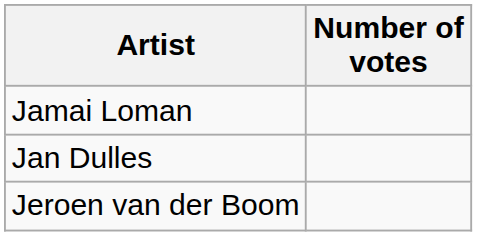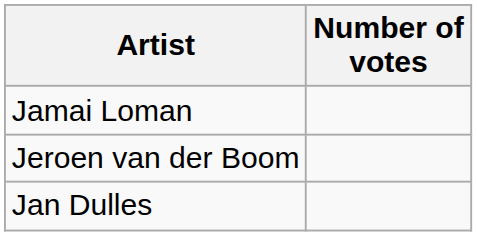rows swapped: (82, 157) <-> (156, 205)
